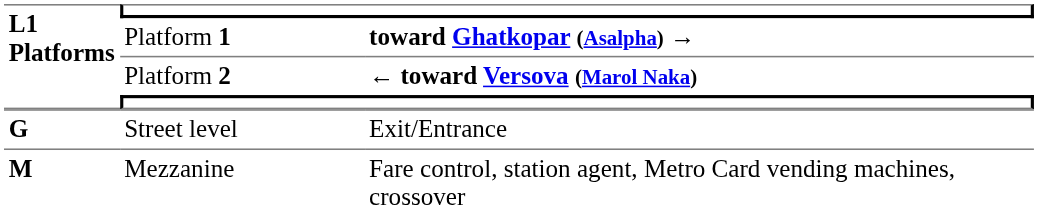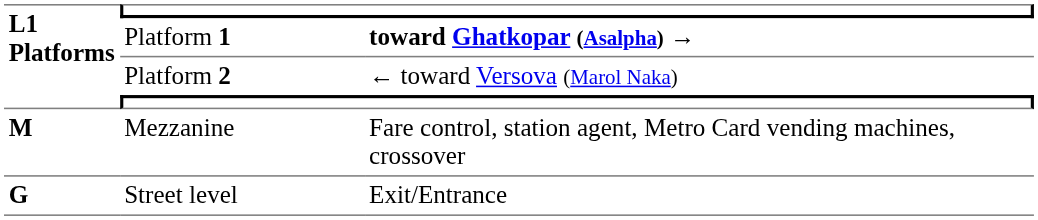(533, 75) bold -> (523, 75) normal
rows swapped: (179, 168) <-> (181, 129)
